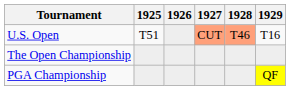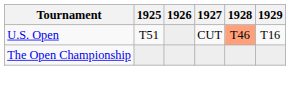(210, 35) lightsalmon background -> (210, 35) no background
- row: (57, 75)
